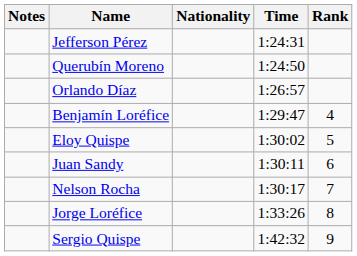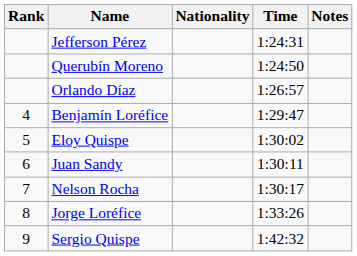columns swapped: (330, 16) <-> (27, 16)
